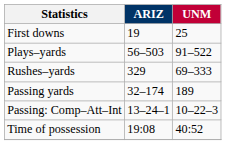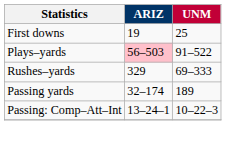(146, 52) no background -> (146, 52) pink background
- row: (54, 129)
